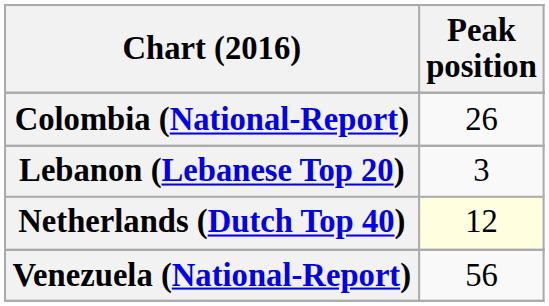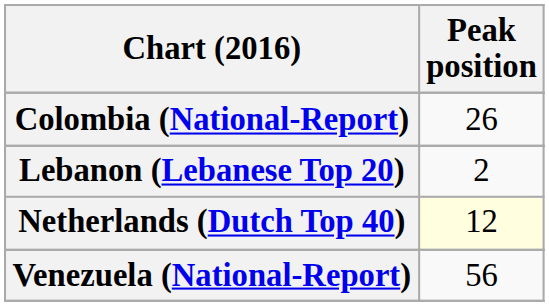(481, 170) 3 -> (481, 170) 2
